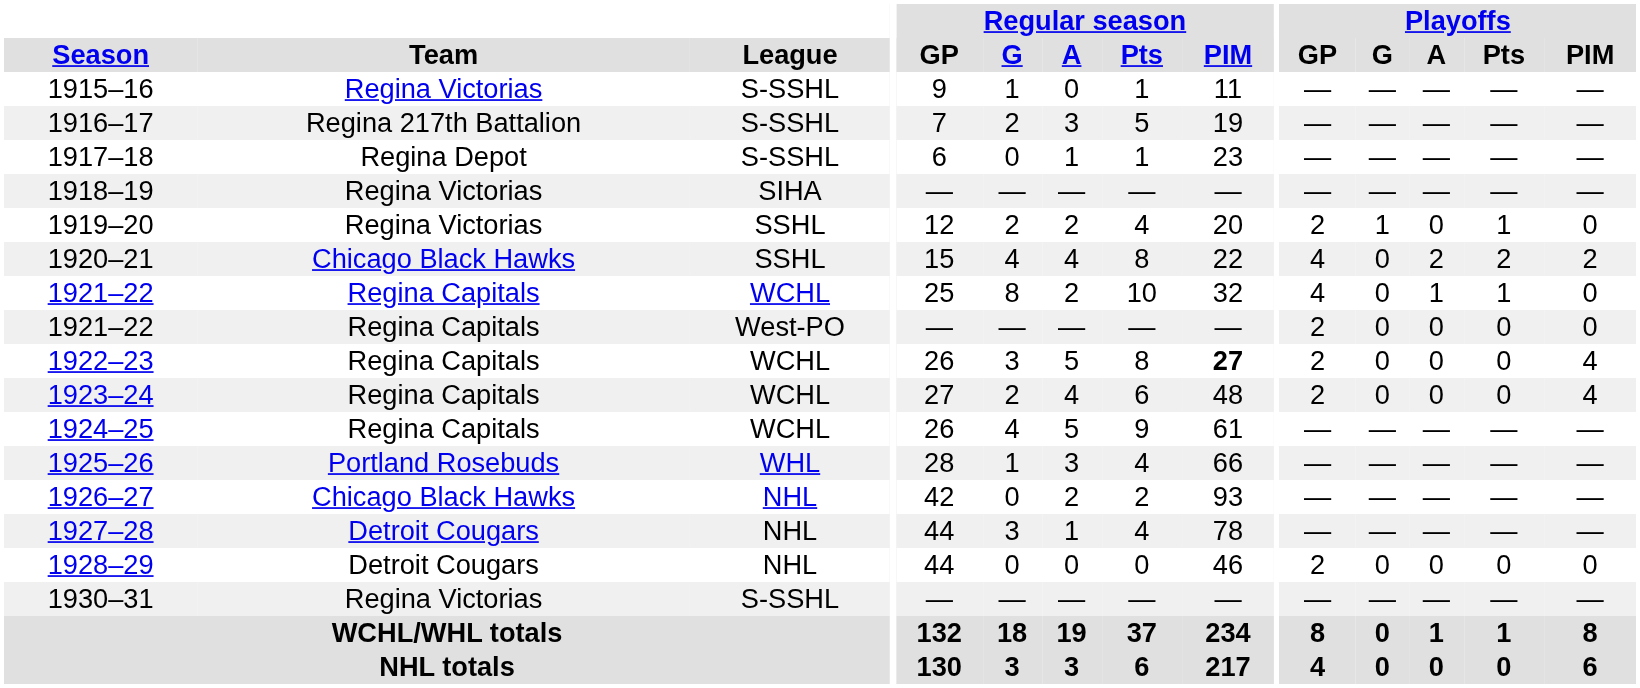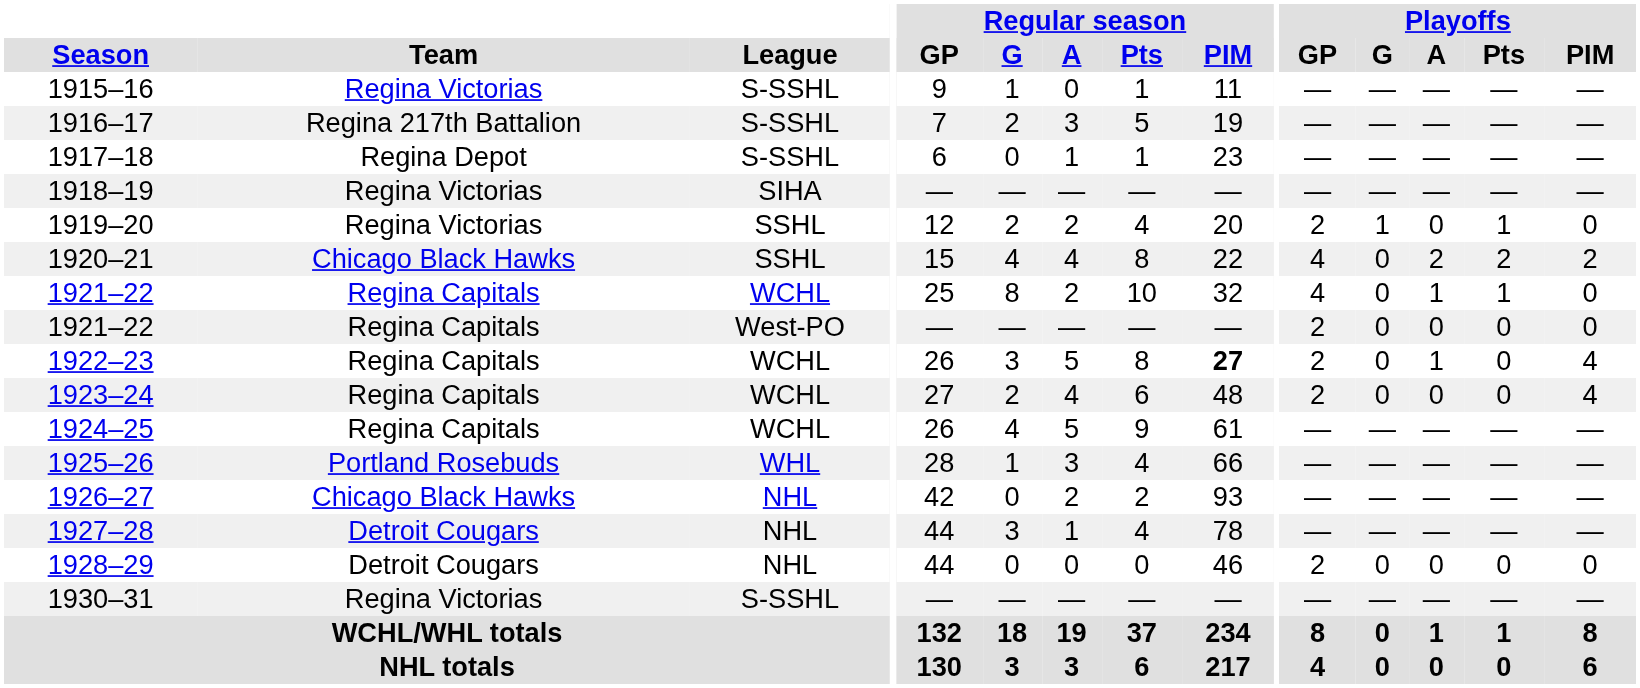(1436, 360) 0 -> (1436, 360) 1
